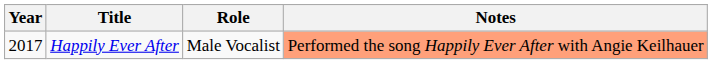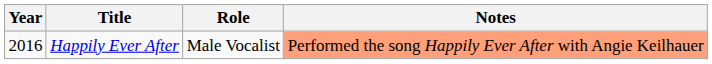(25, 44) 2017 -> (25, 44) 2016
